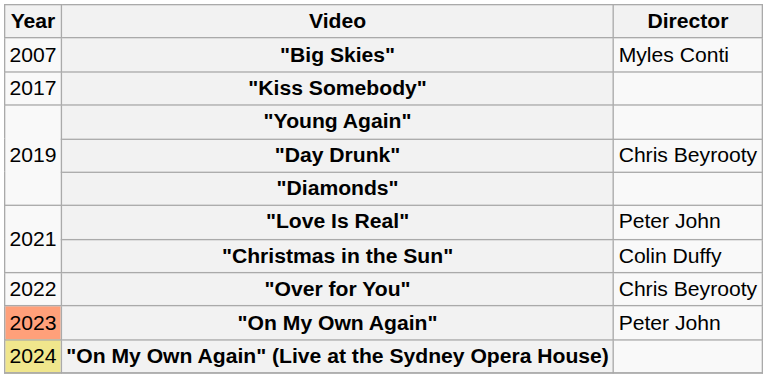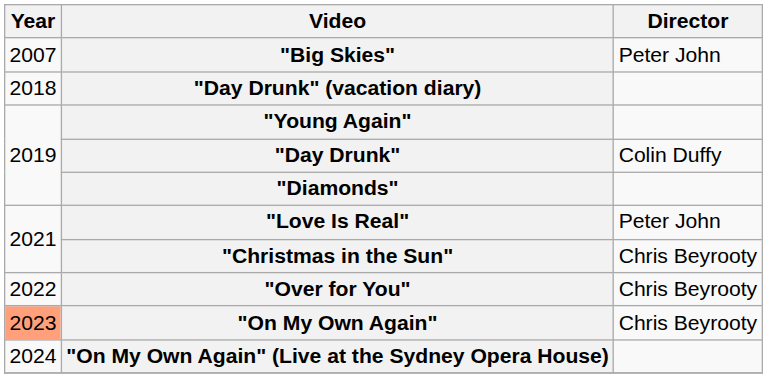(674, 54) Myles Conti -> (670, 54) Peter John
- row: (338, 88)
+ row: (338, 88)
(688, 155) Chris Beyrooty -> (670, 155) Colin Duffy
(670, 255) Colin Duffy -> (688, 255) Chris Beyrooty
(670, 322) Peter John -> (688, 322) Chris Beyrooty
(33, 356) khaki background -> (33, 356) no background
